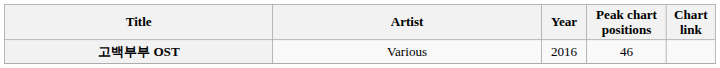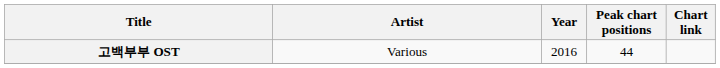(627, 51) 46 -> (627, 51) 44
